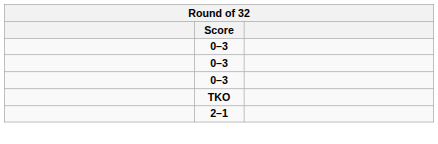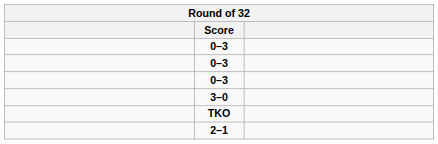+ row: (99, 97)
